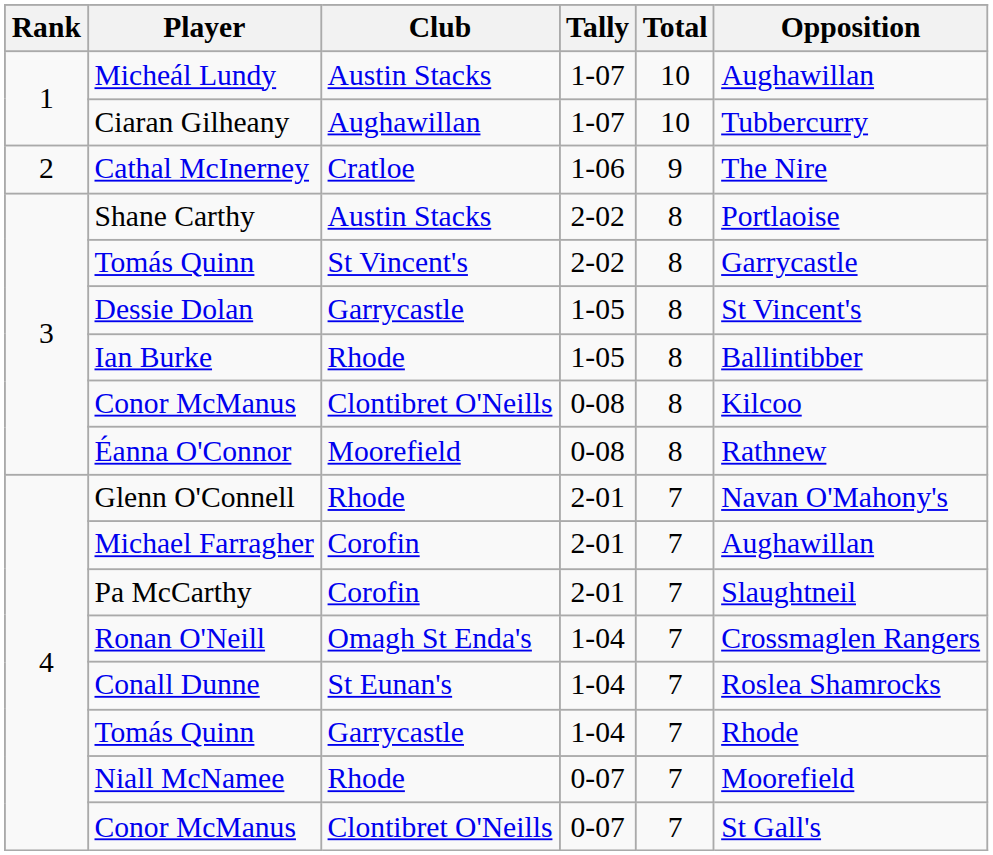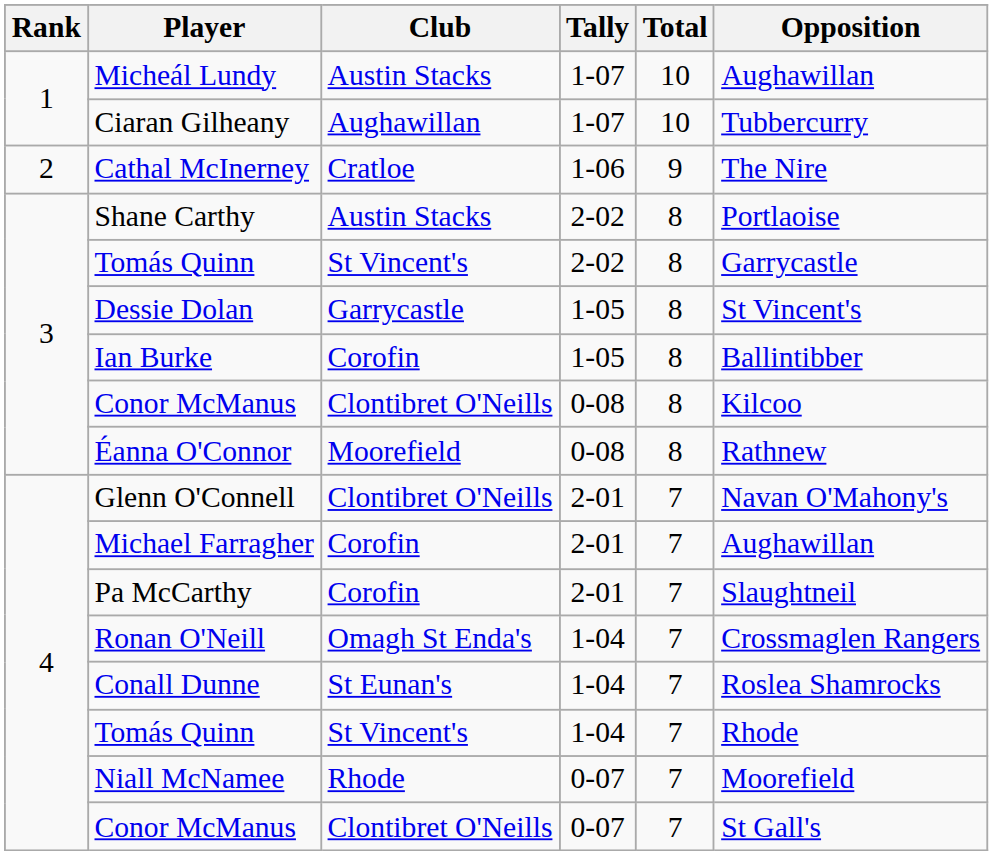(366, 356) Rhode -> (374, 356) Corofin
(366, 497) Rhode -> (440, 497) Clontibret O'Neills
(396, 732) Garrycastle -> (398, 732) St Vincent's
